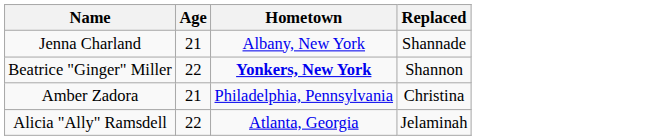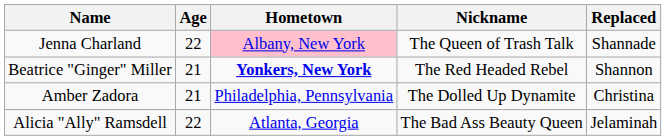+ column: (492, 17)
(193, 43) 21 -> (193, 43) 22
(304, 43) no background -> (304, 43) pink background
(193, 69) 22 -> (193, 69) 21
